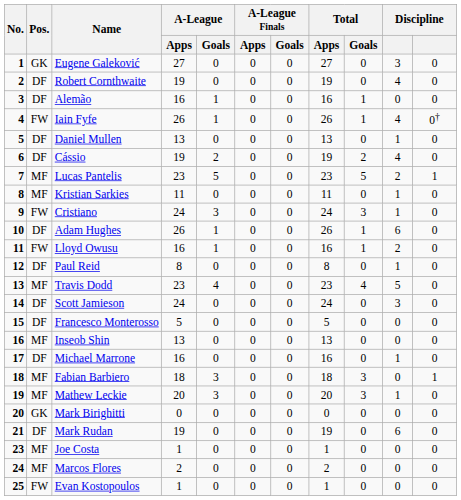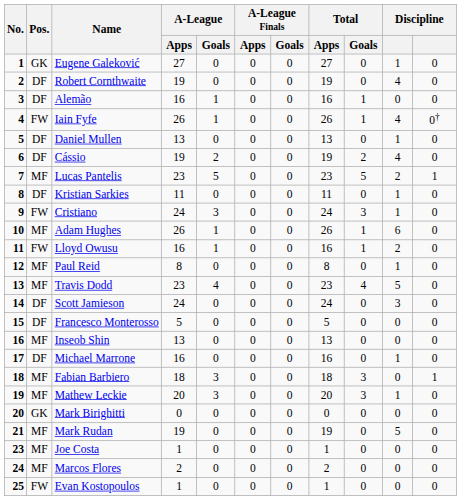(398, 63) 3 -> (398, 63) 1
(39, 194) MF -> (39, 194) DF
(39, 230) DF -> (39, 230) MF
(39, 267) DF -> (39, 267) MF
(39, 431) DF -> (39, 431) MF
(398, 431) 6 -> (398, 431) 5
